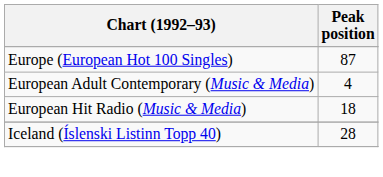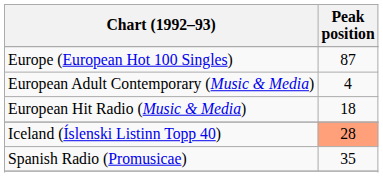(348, 134) no background -> (348, 134) lightsalmon background
+ row: (97, 158)
